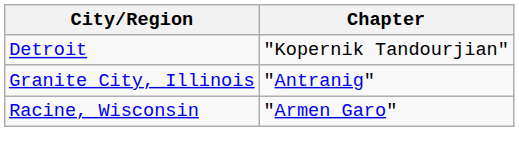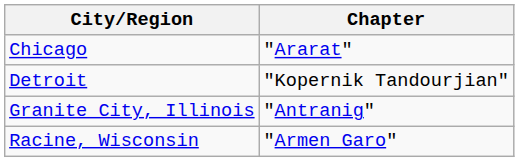+ row: (48, 50)
